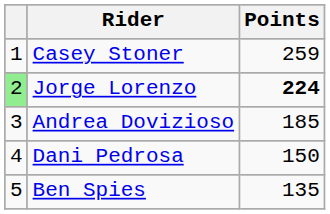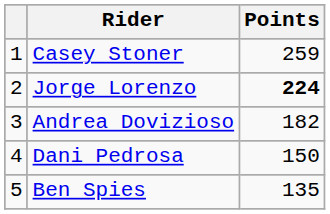(16, 90) lightgreen background -> (16, 90) no background
(301, 124) 185 -> (301, 124) 182
